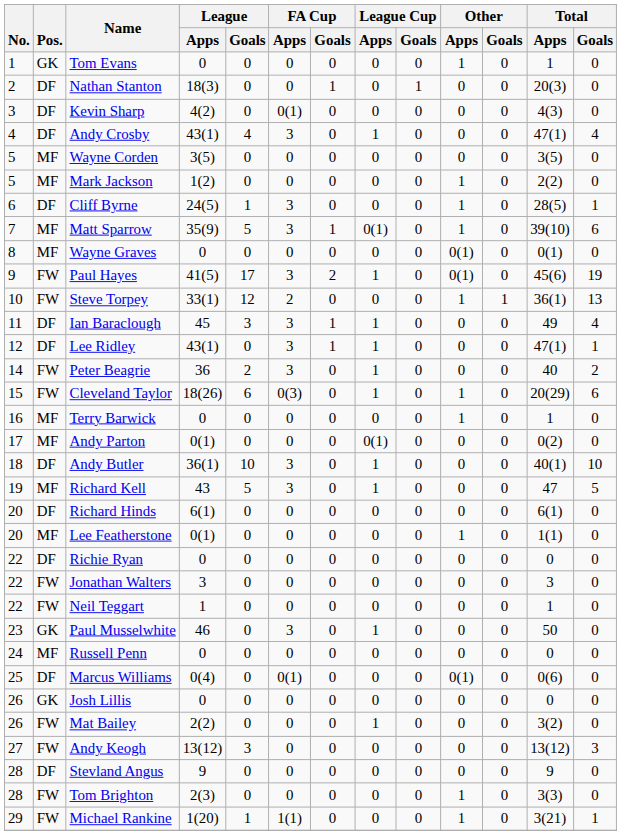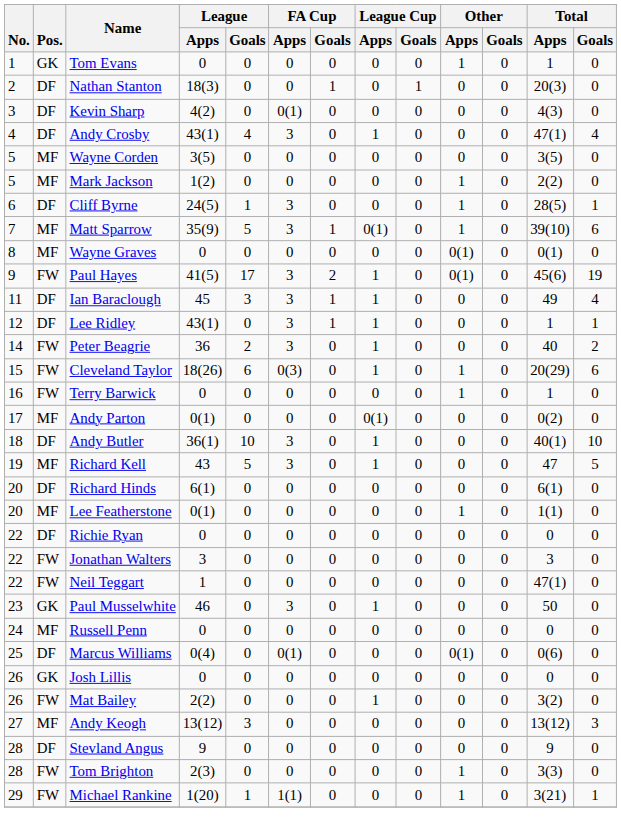- row: (109, 299)
(550, 346) 47(1) -> (550, 323) 1
(47, 417) MF -> (48, 393) FW
(550, 606) 1 -> (550, 582) 47(1)
(48, 747) FW -> (47, 724) MF
